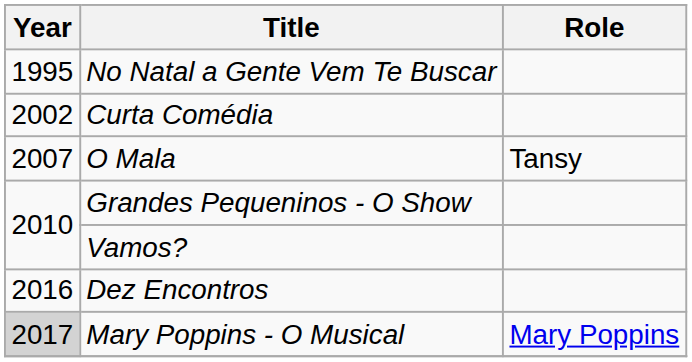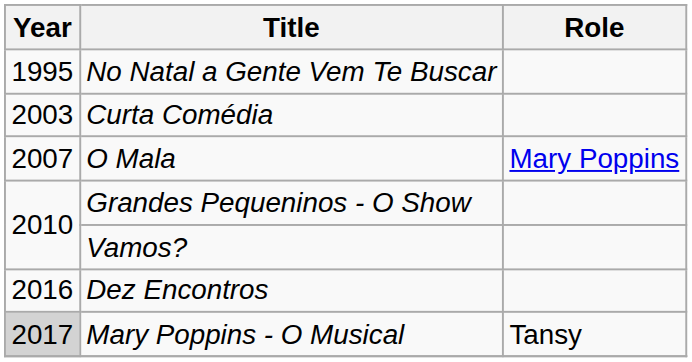(42, 115) 2002 -> (42, 115) 2003
(546, 159) Tansy -> (594, 159) Mary Poppins
(594, 335) Mary Poppins -> (546, 335) Tansy
